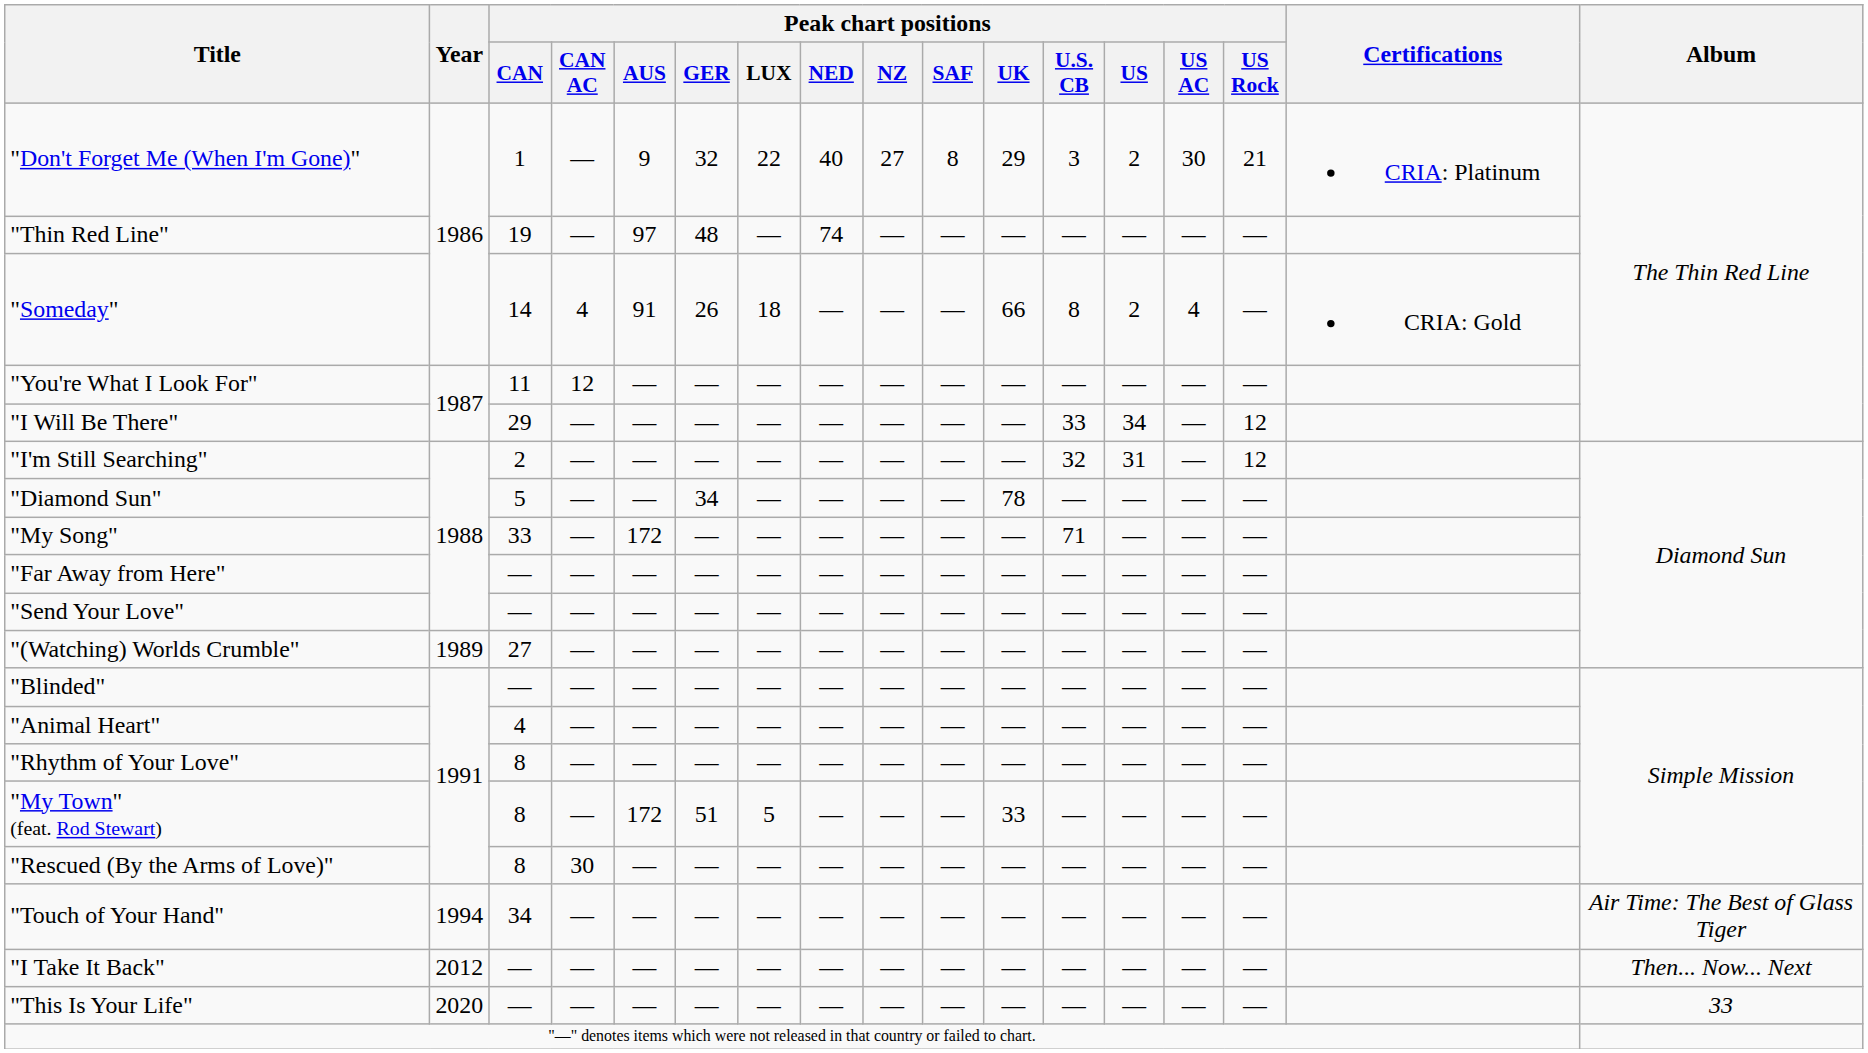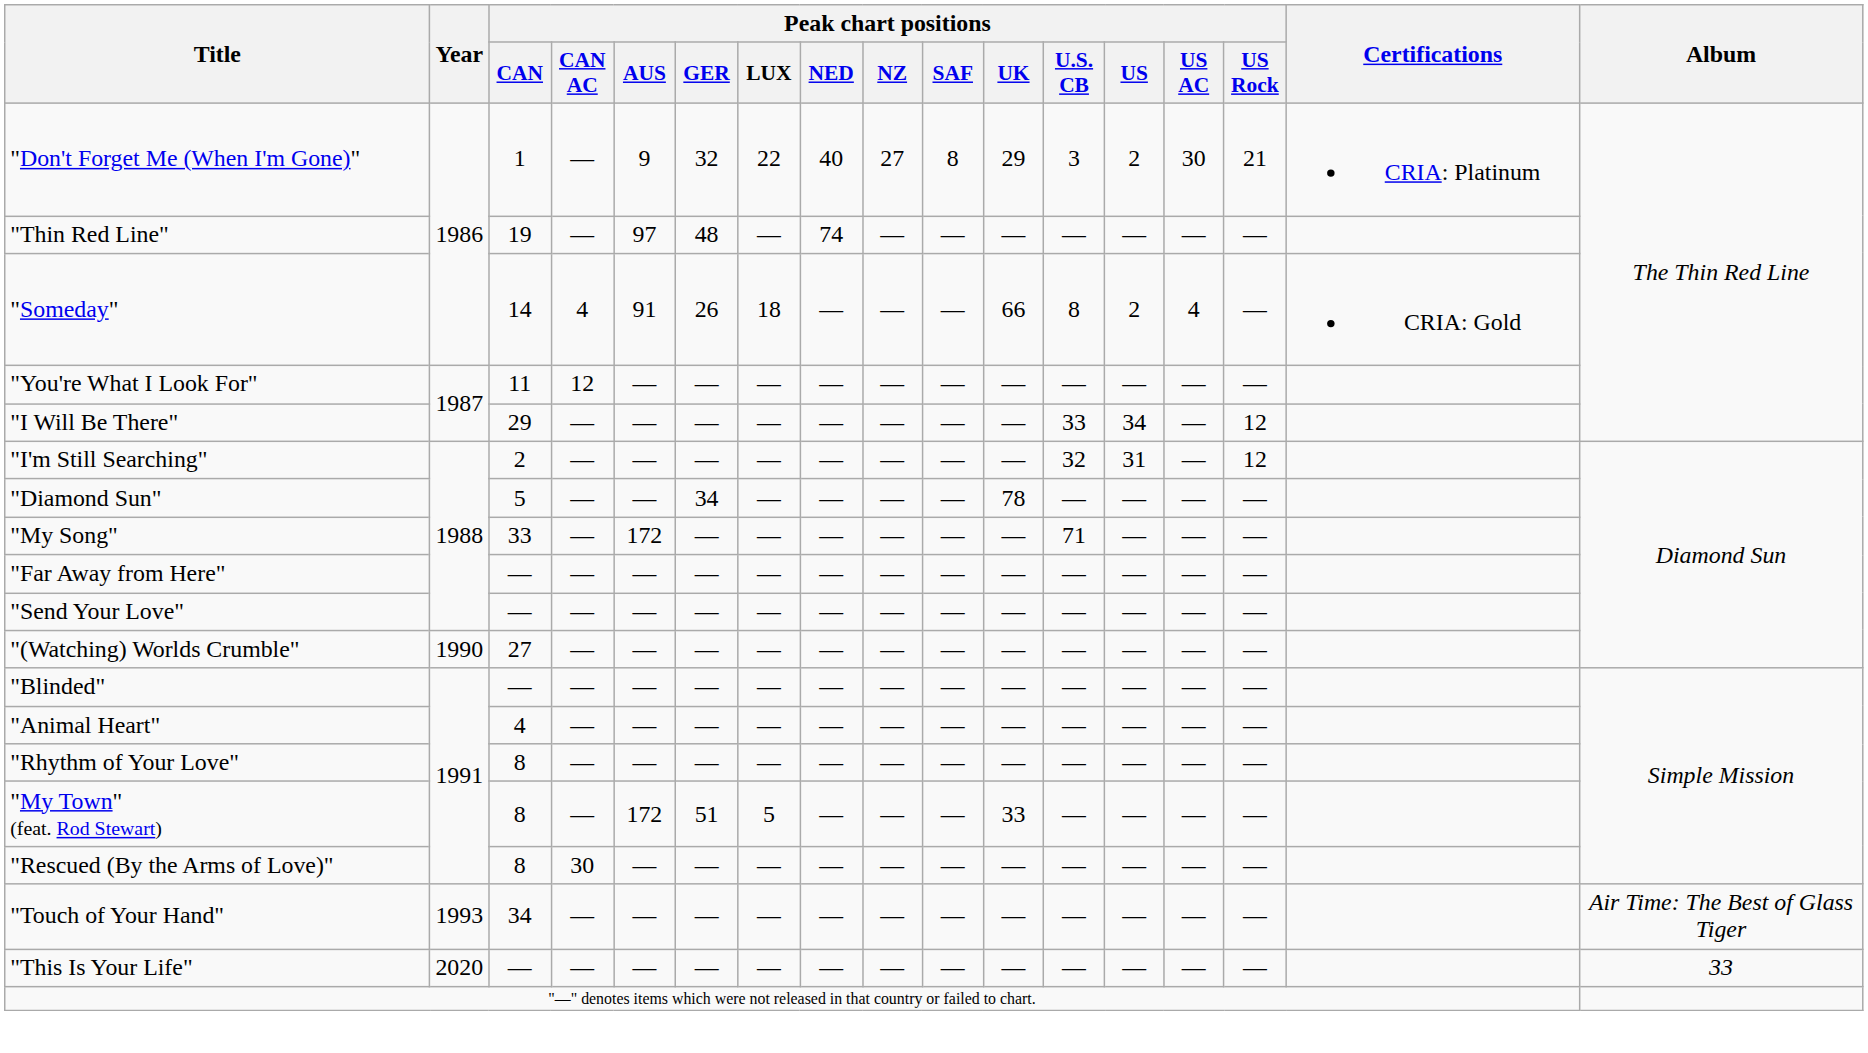(459, 649) 1989 -> (459, 649) 1990
(459, 916) 1994 -> (459, 916) 1993
- row: (87, 967)
